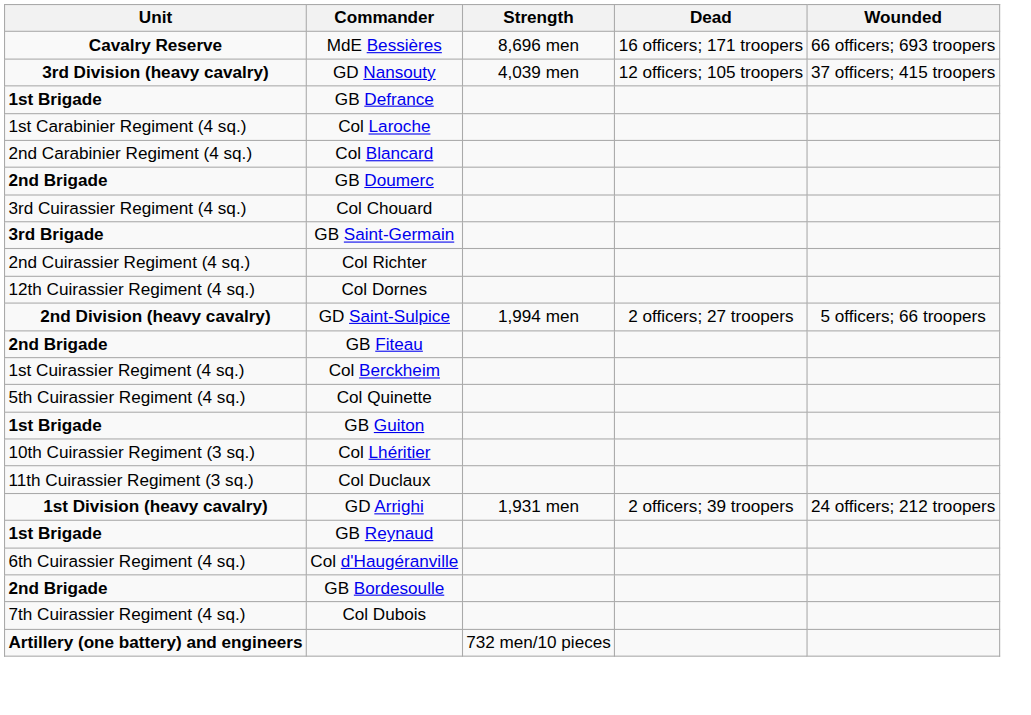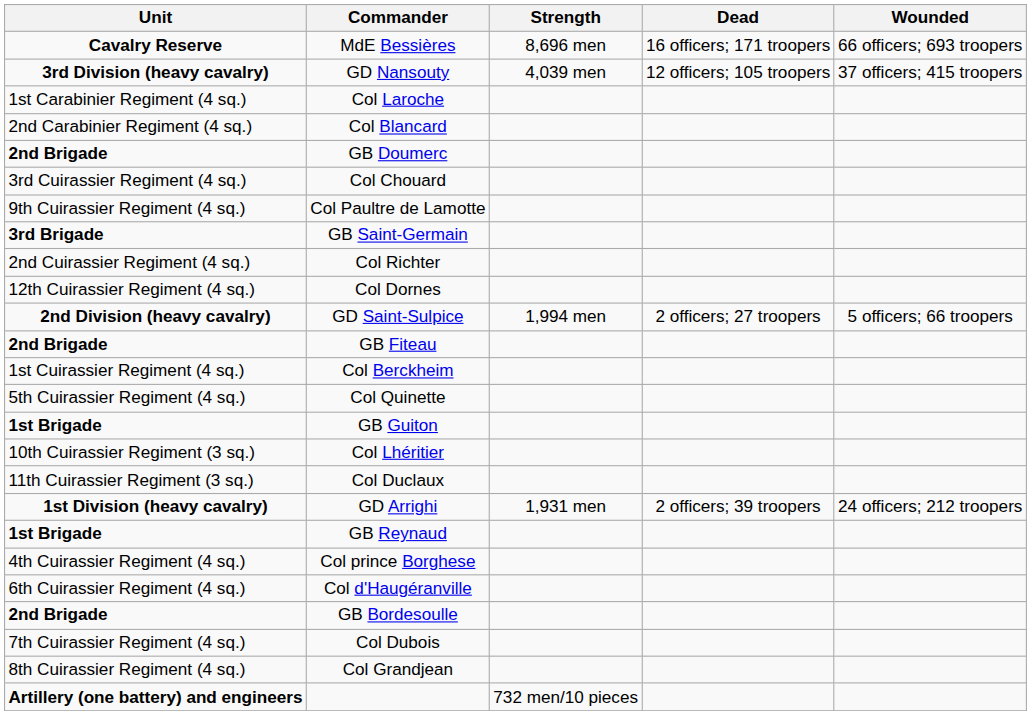- row: (384, 99)
+ row: (398, 208)
+ row: (398, 561)
+ row: (398, 669)
